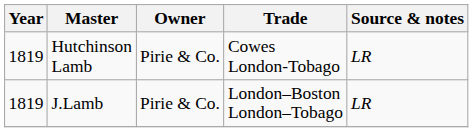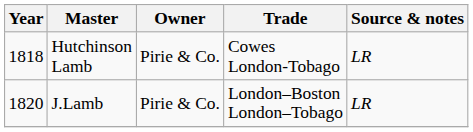(26, 55) 1819 -> (26, 55) 1818
(26, 103) 1819 -> (26, 103) 1820
